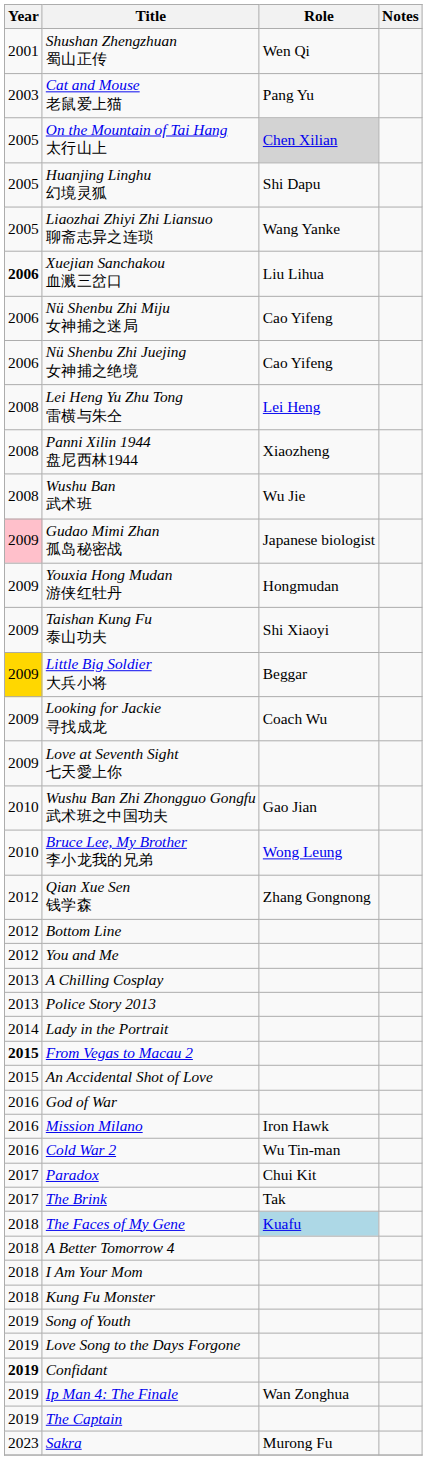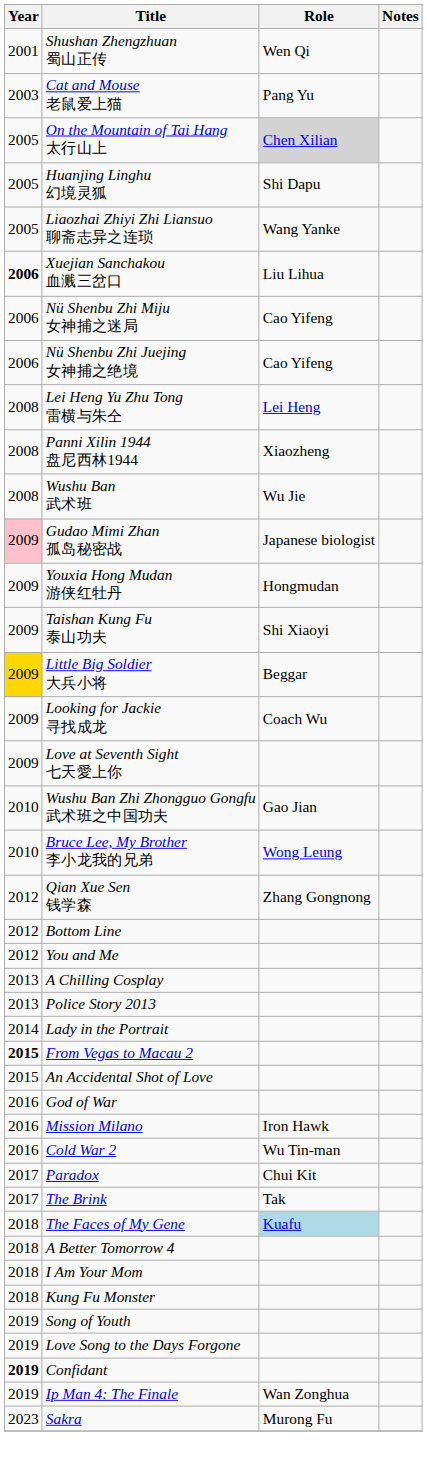- row: (84, 1418)
